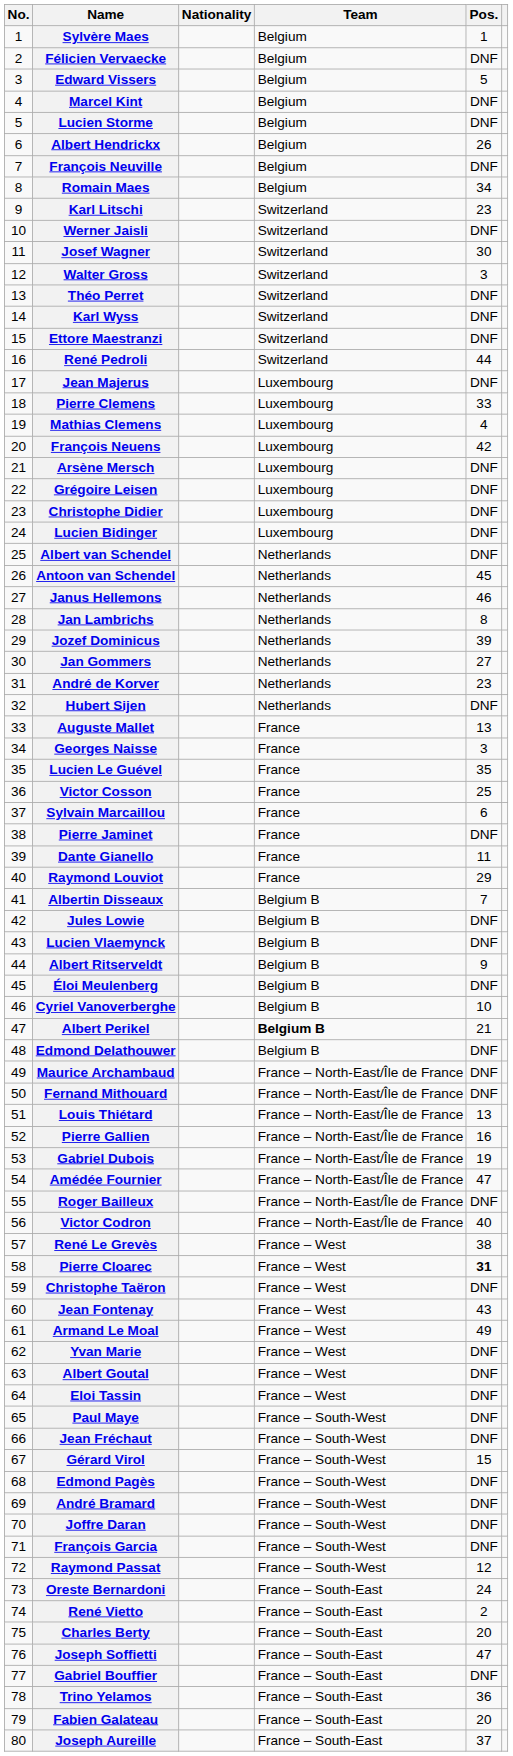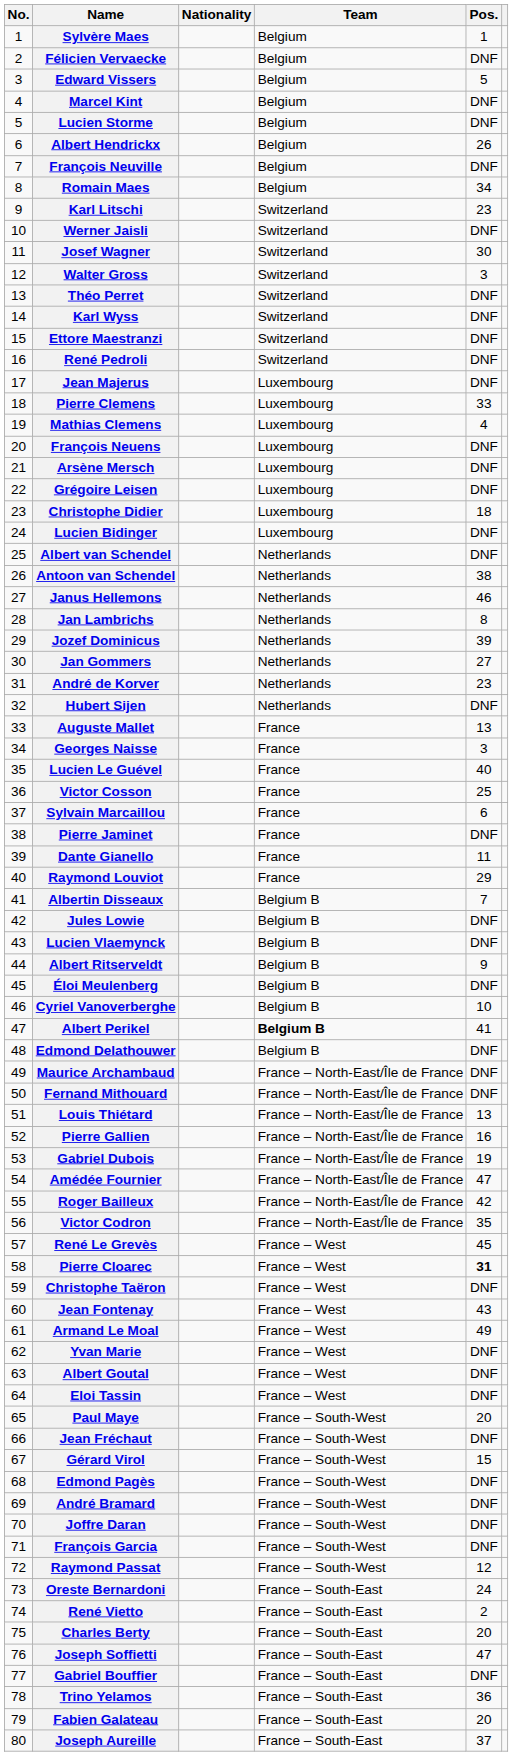(484, 360) 44 -> (484, 360) DNF
(484, 446) 42 -> (484, 446) DNF
(484, 511) DNF -> (484, 511) 18
(484, 576) 45 -> (484, 576) 38
(484, 770) 35 -> (484, 770) 40
(484, 1029) 21 -> (484, 1029) 41
(484, 1201) DNF -> (484, 1201) 42
(484, 1223) 40 -> (484, 1223) 35
(484, 1244) 38 -> (484, 1244) 45
(484, 1417) DNF -> (484, 1417) 20
